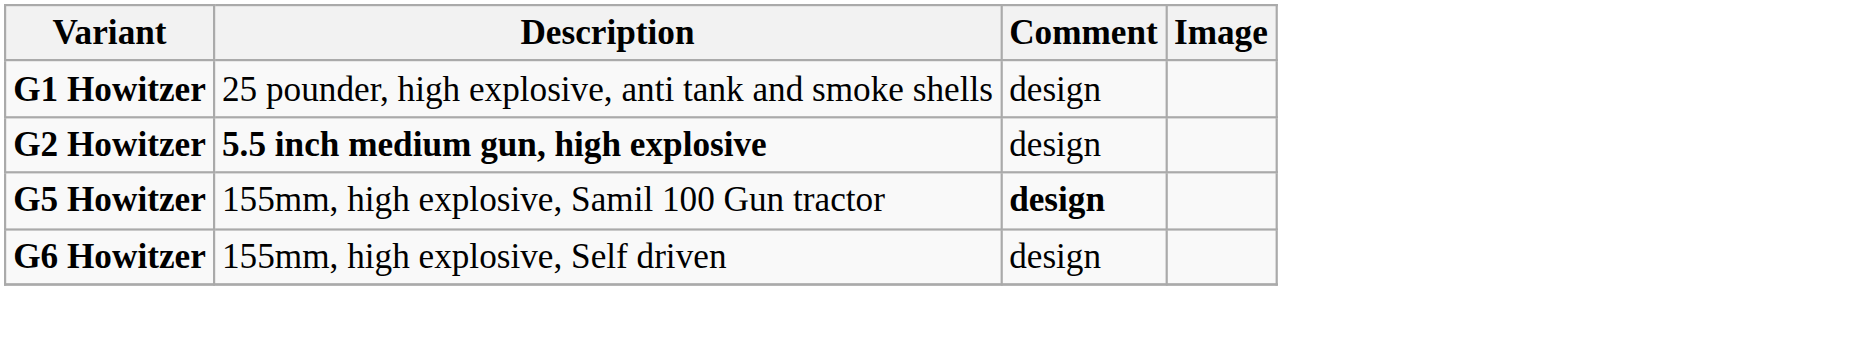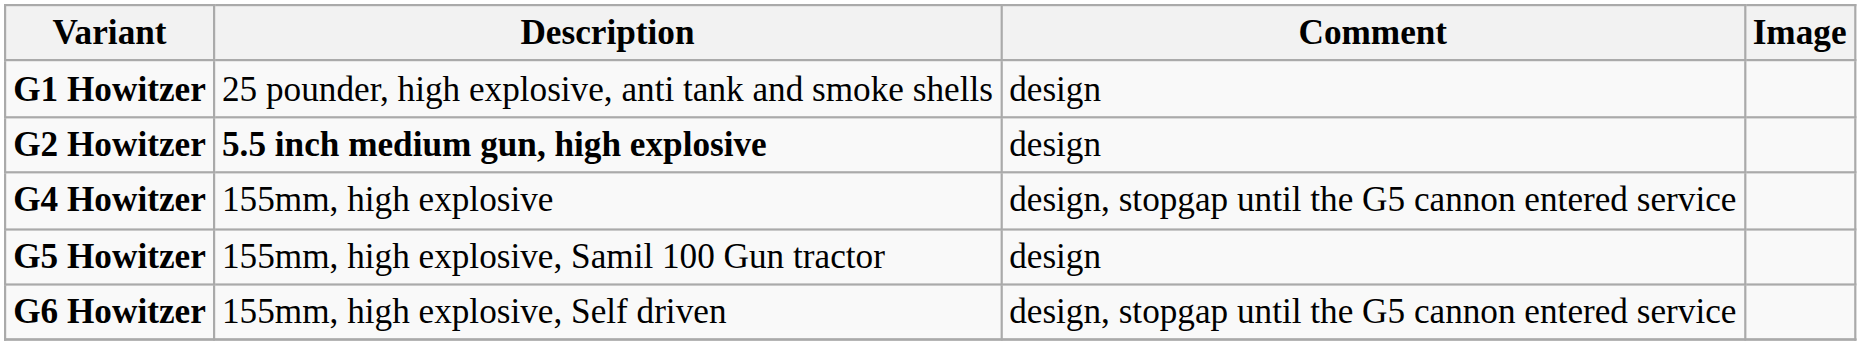+ row: (109, 199)
(1057, 199) bold -> (1055, 255) normal
(1055, 255) design -> (1373, 311) design, stopgap until the G5 cannon entered service
